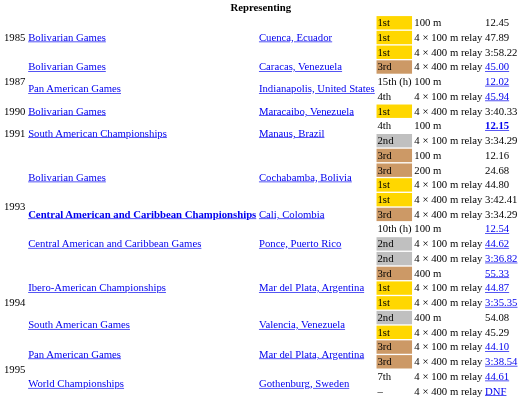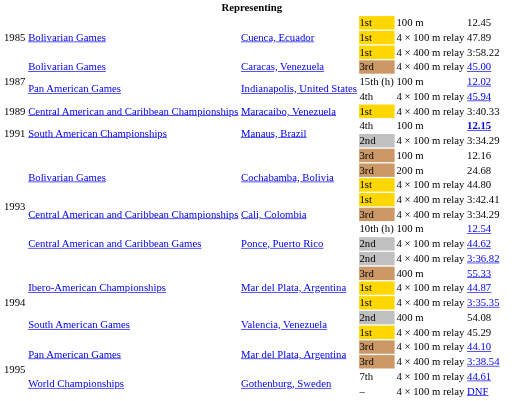(15, 111) 1990 -> (15, 111) 1989
(67, 111) Bolivarian Games -> (133, 111) Central American and Caribbean Championships
(142, 214) bold -> (133, 214) normal
(448, 391) 4 × 400 m relay -> (430, 391) 4 × 100 m relay
